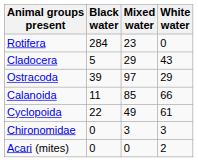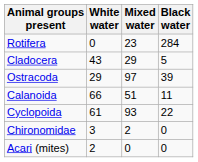columns swapped: (104, 19) <-> (175, 19)
(130, 95) 85 -> (131, 95) 51
(130, 113) 49 -> (131, 113) 93
(127, 130) 3 -> (128, 130) 2
